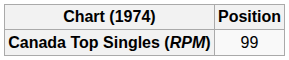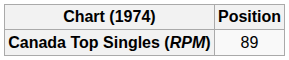(250, 42) 99 -> (250, 42) 89
